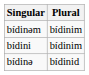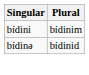- row: (24, 29)
